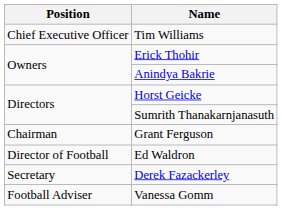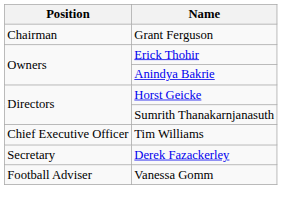rows swapped: (174, 134) <-> (169, 34)
- row: (164, 154)
